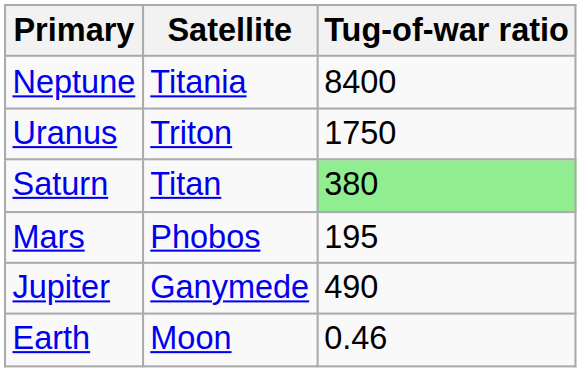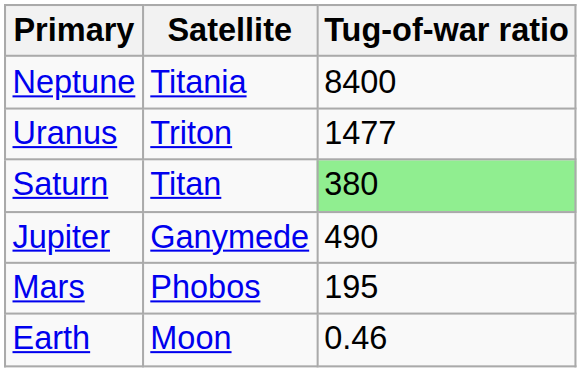(360, 133) 1750 -> (360, 133) 1477
rows swapped: (61, 287) <-> (49, 236)
